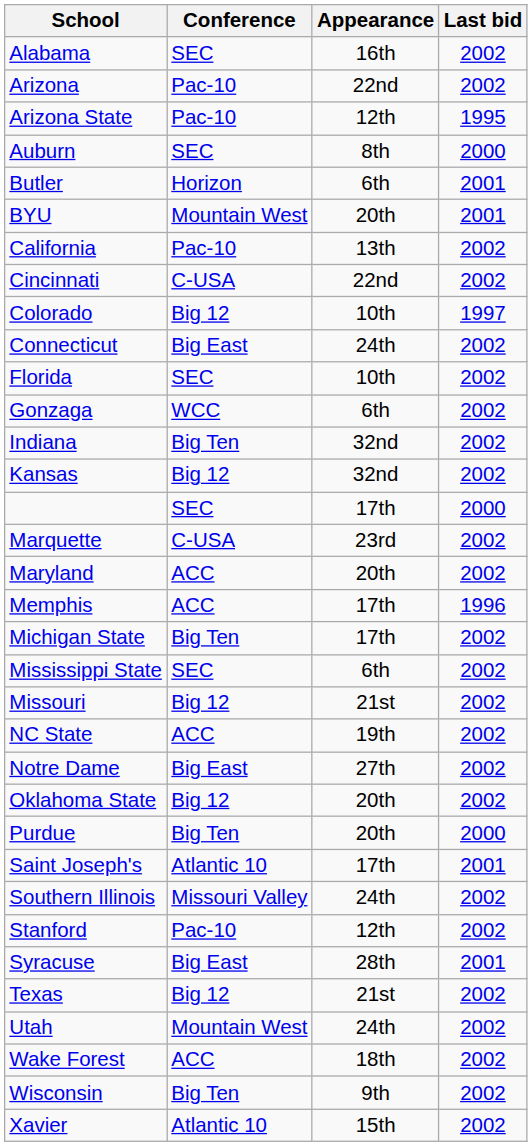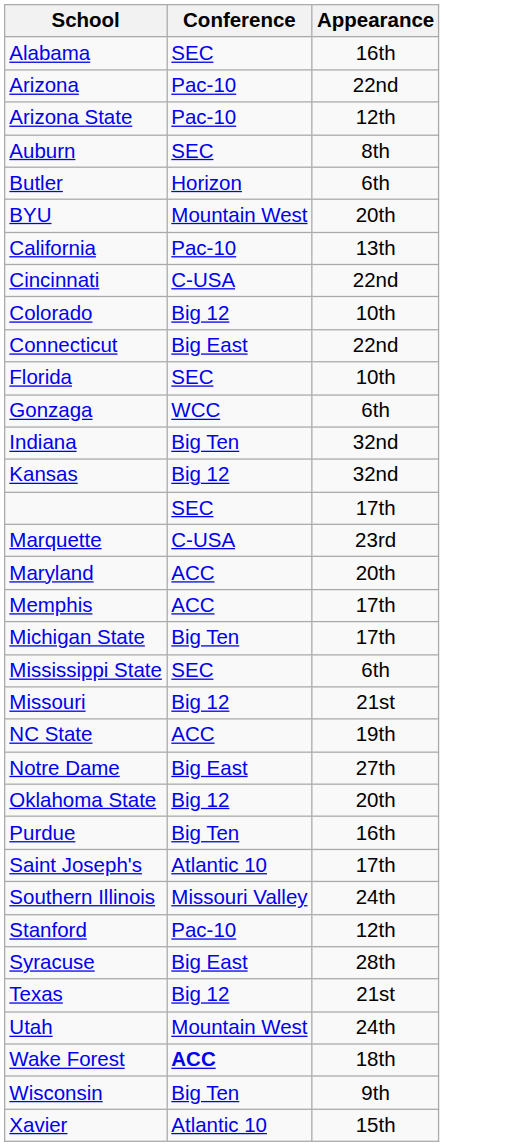- column: (483, 20)
(376, 345) 24th -> (376, 345) 22nd
(376, 832) 20th -> (376, 832) 16th
(193, 1060) normal -> (194, 1060) bold
